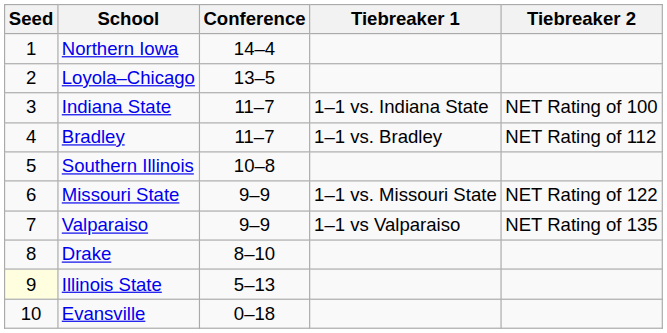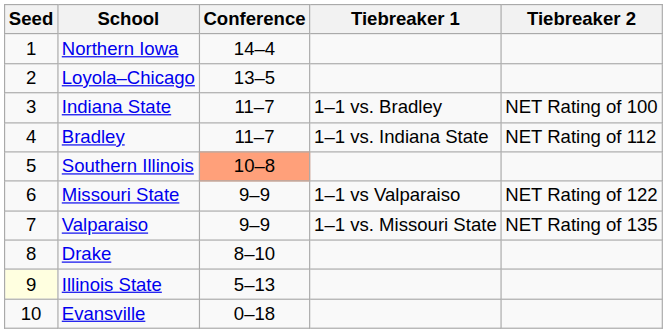(401, 107) 1–1 vs. Indiana State -> (378, 107) 1–1 vs. Bradley
(378, 136) 1–1 vs. Bradley -> (401, 136) 1–1 vs. Indiana State
(255, 166) no background -> (255, 166) lightsalmon background
(405, 195) 1–1 vs. Missouri State -> (387, 195) 1–1 vs Valparaiso
(387, 225) 1–1 vs Valparaiso -> (405, 225) 1–1 vs. Missouri State
